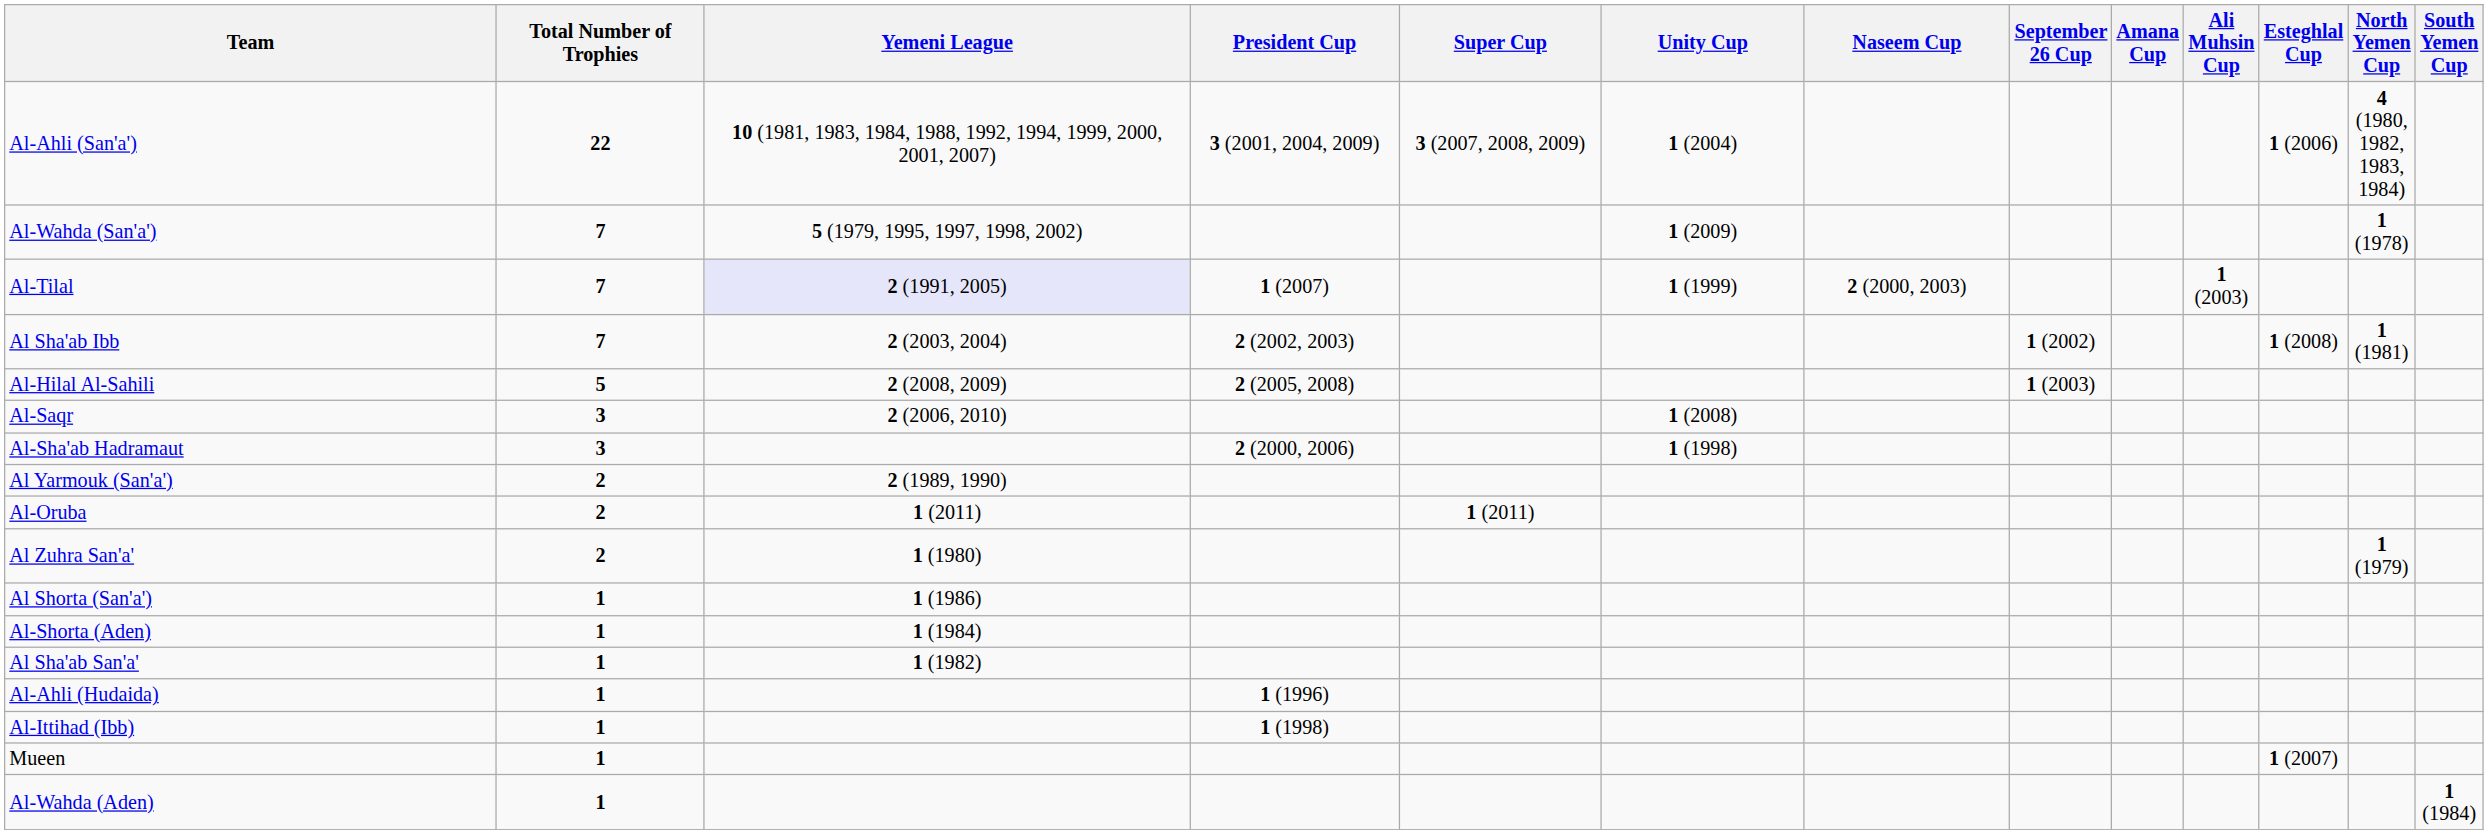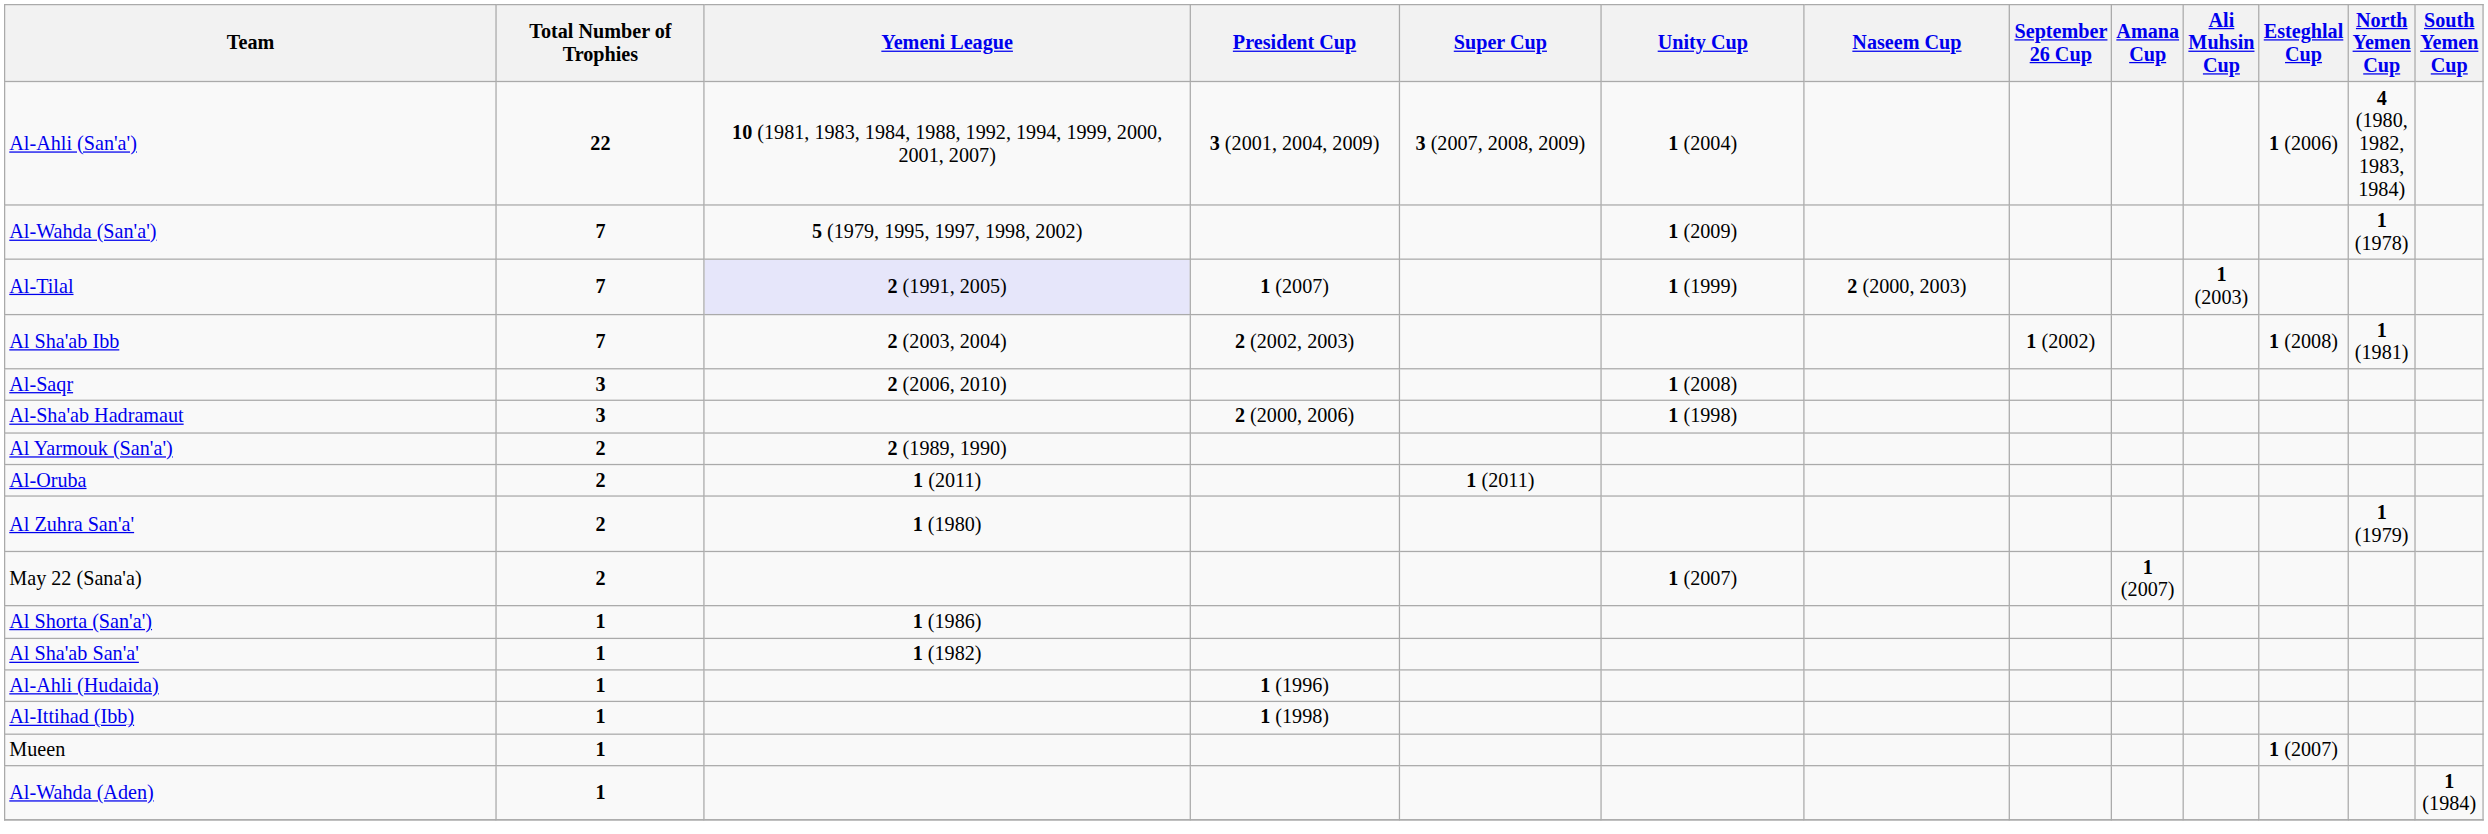- row: (82, 384)
+ row: (75, 578)
- row: (80, 630)
